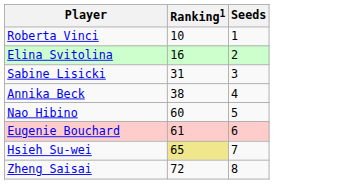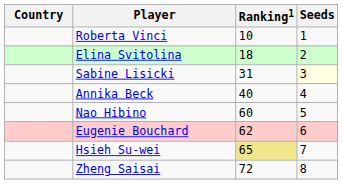+ column: (39, 15)
(177, 55) 16 -> (246, 55) 18
(235, 74) no background -> (303, 74) lightyellow background
(177, 93) 38 -> (246, 93) 40
(177, 131) 61 -> (246, 131) 62
